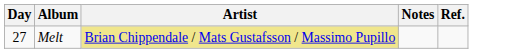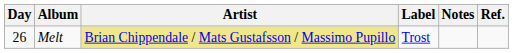+ column: (418, 15)
(19, 37) 27 -> (19, 37) 26
